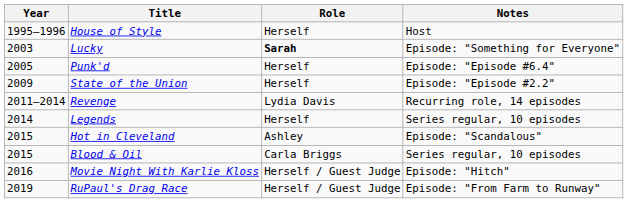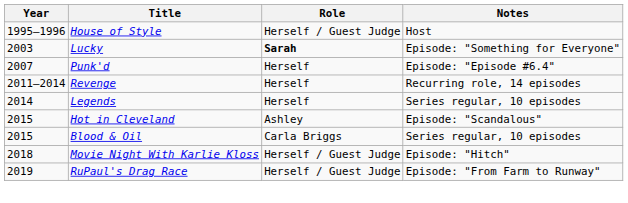(287, 31) Herself -> (332, 31) Herself / Guest Judge
(20, 66) 2005 -> (20, 66) 2007
- row: (129, 84)
(300, 101) Lydia Davis -> (287, 84) Herself
(20, 171) 2016 -> (20, 154) 2018
